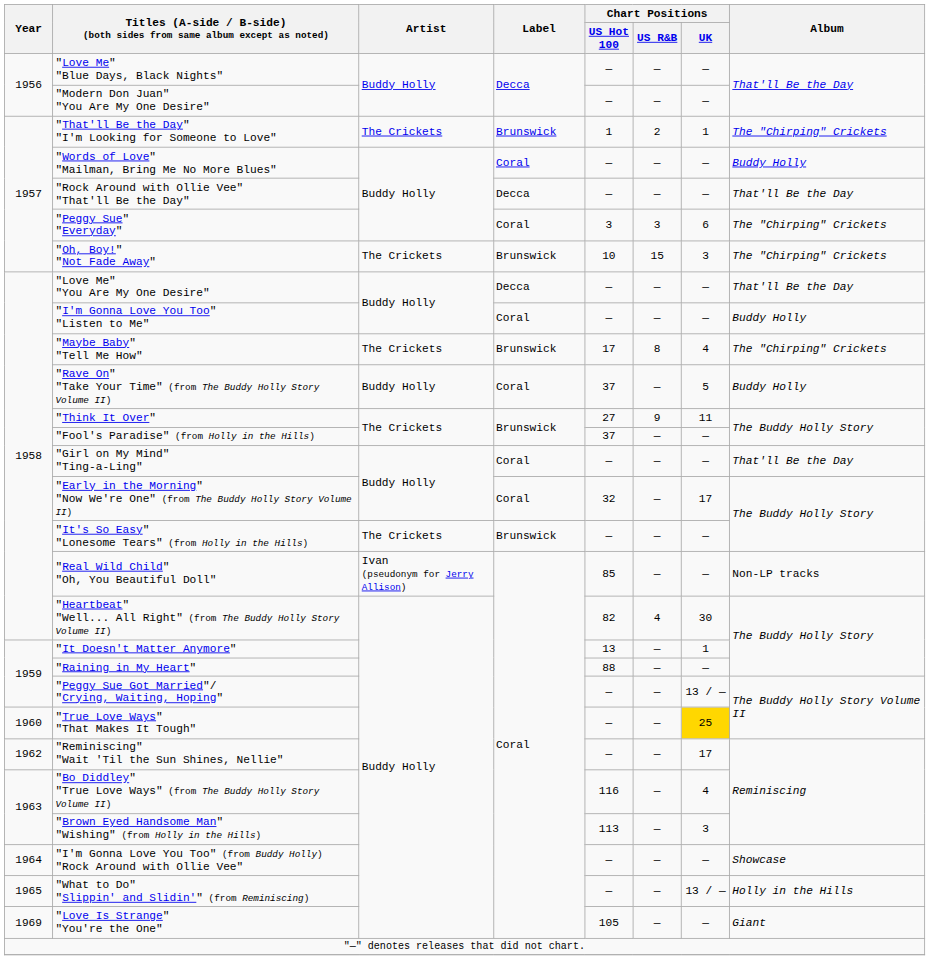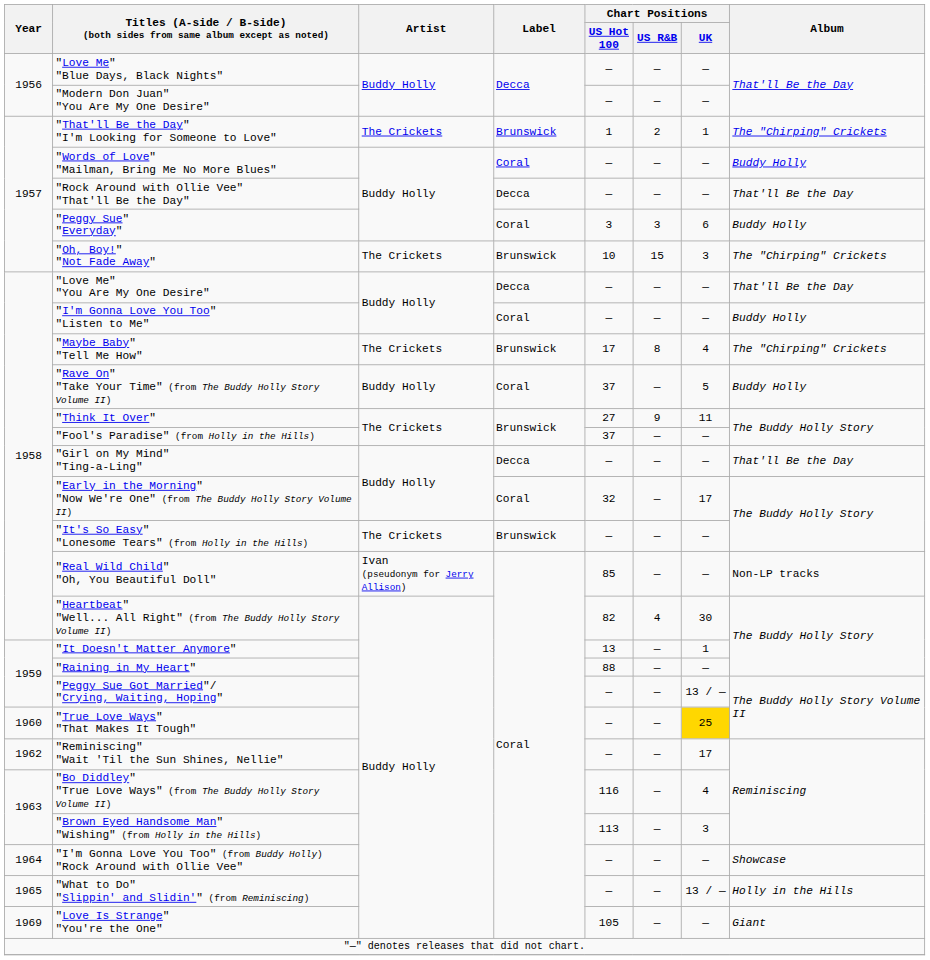(809, 225) The "Chirping" Crickets -> (769, 225) Buddy Holly
(513, 461) Coral -> (513, 461) Decca
